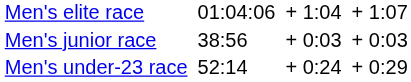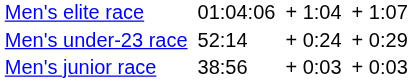rows swapped: (96, 67) <-> (81, 40)
